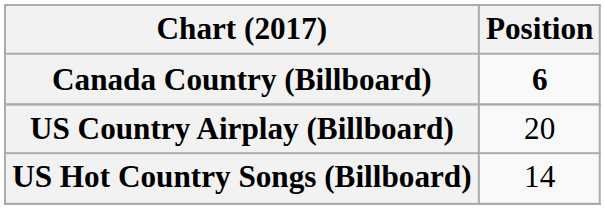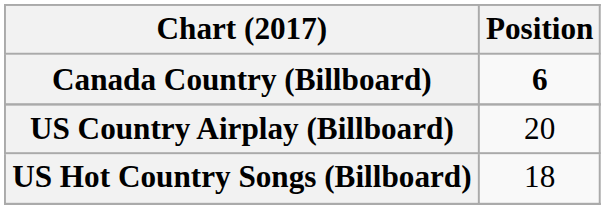(540, 177) 14 -> (540, 177) 18
